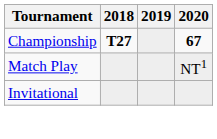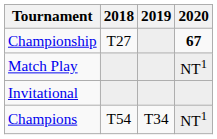(119, 40) bold -> (119, 40) normal
+ row: (43, 119)
